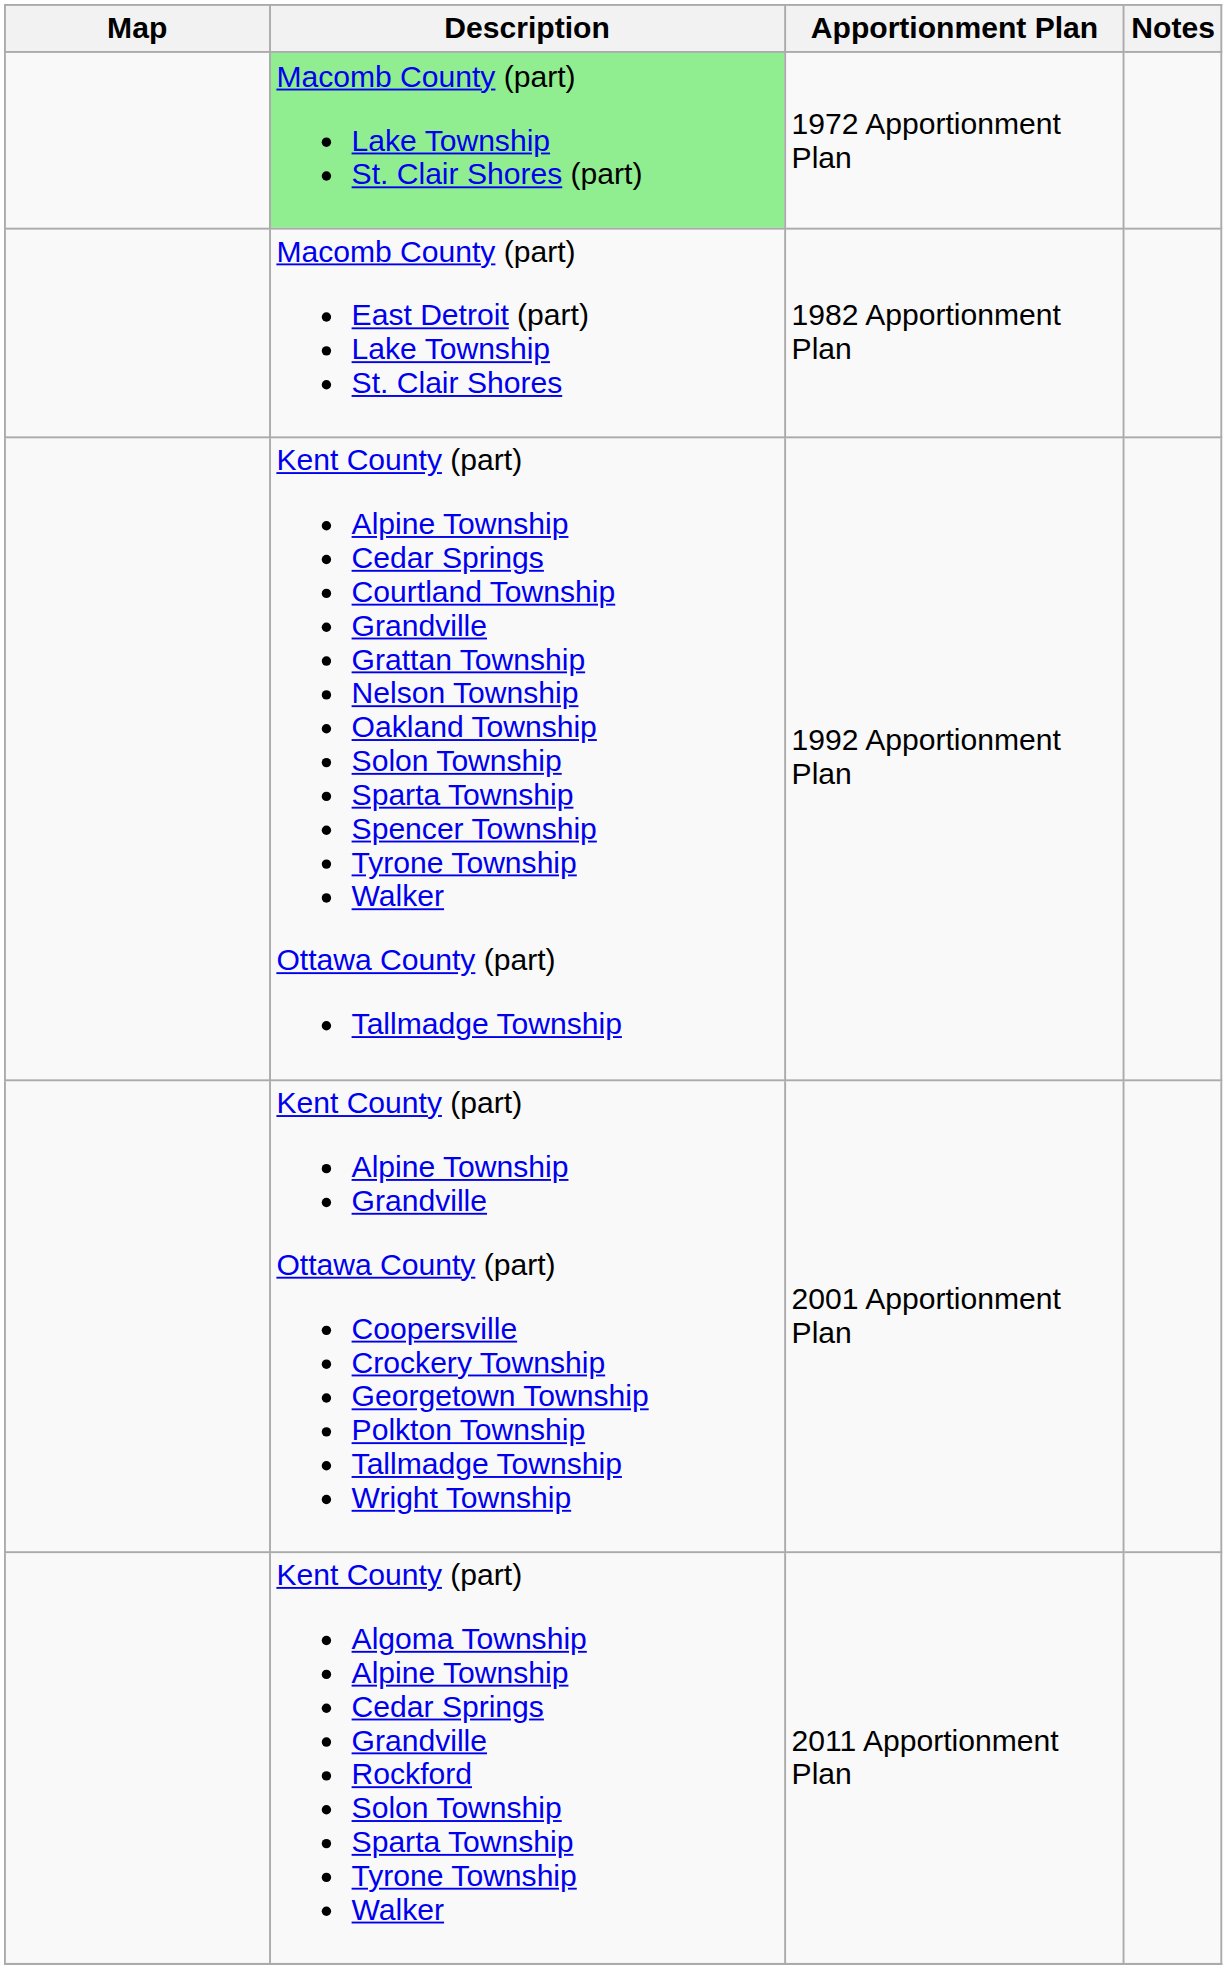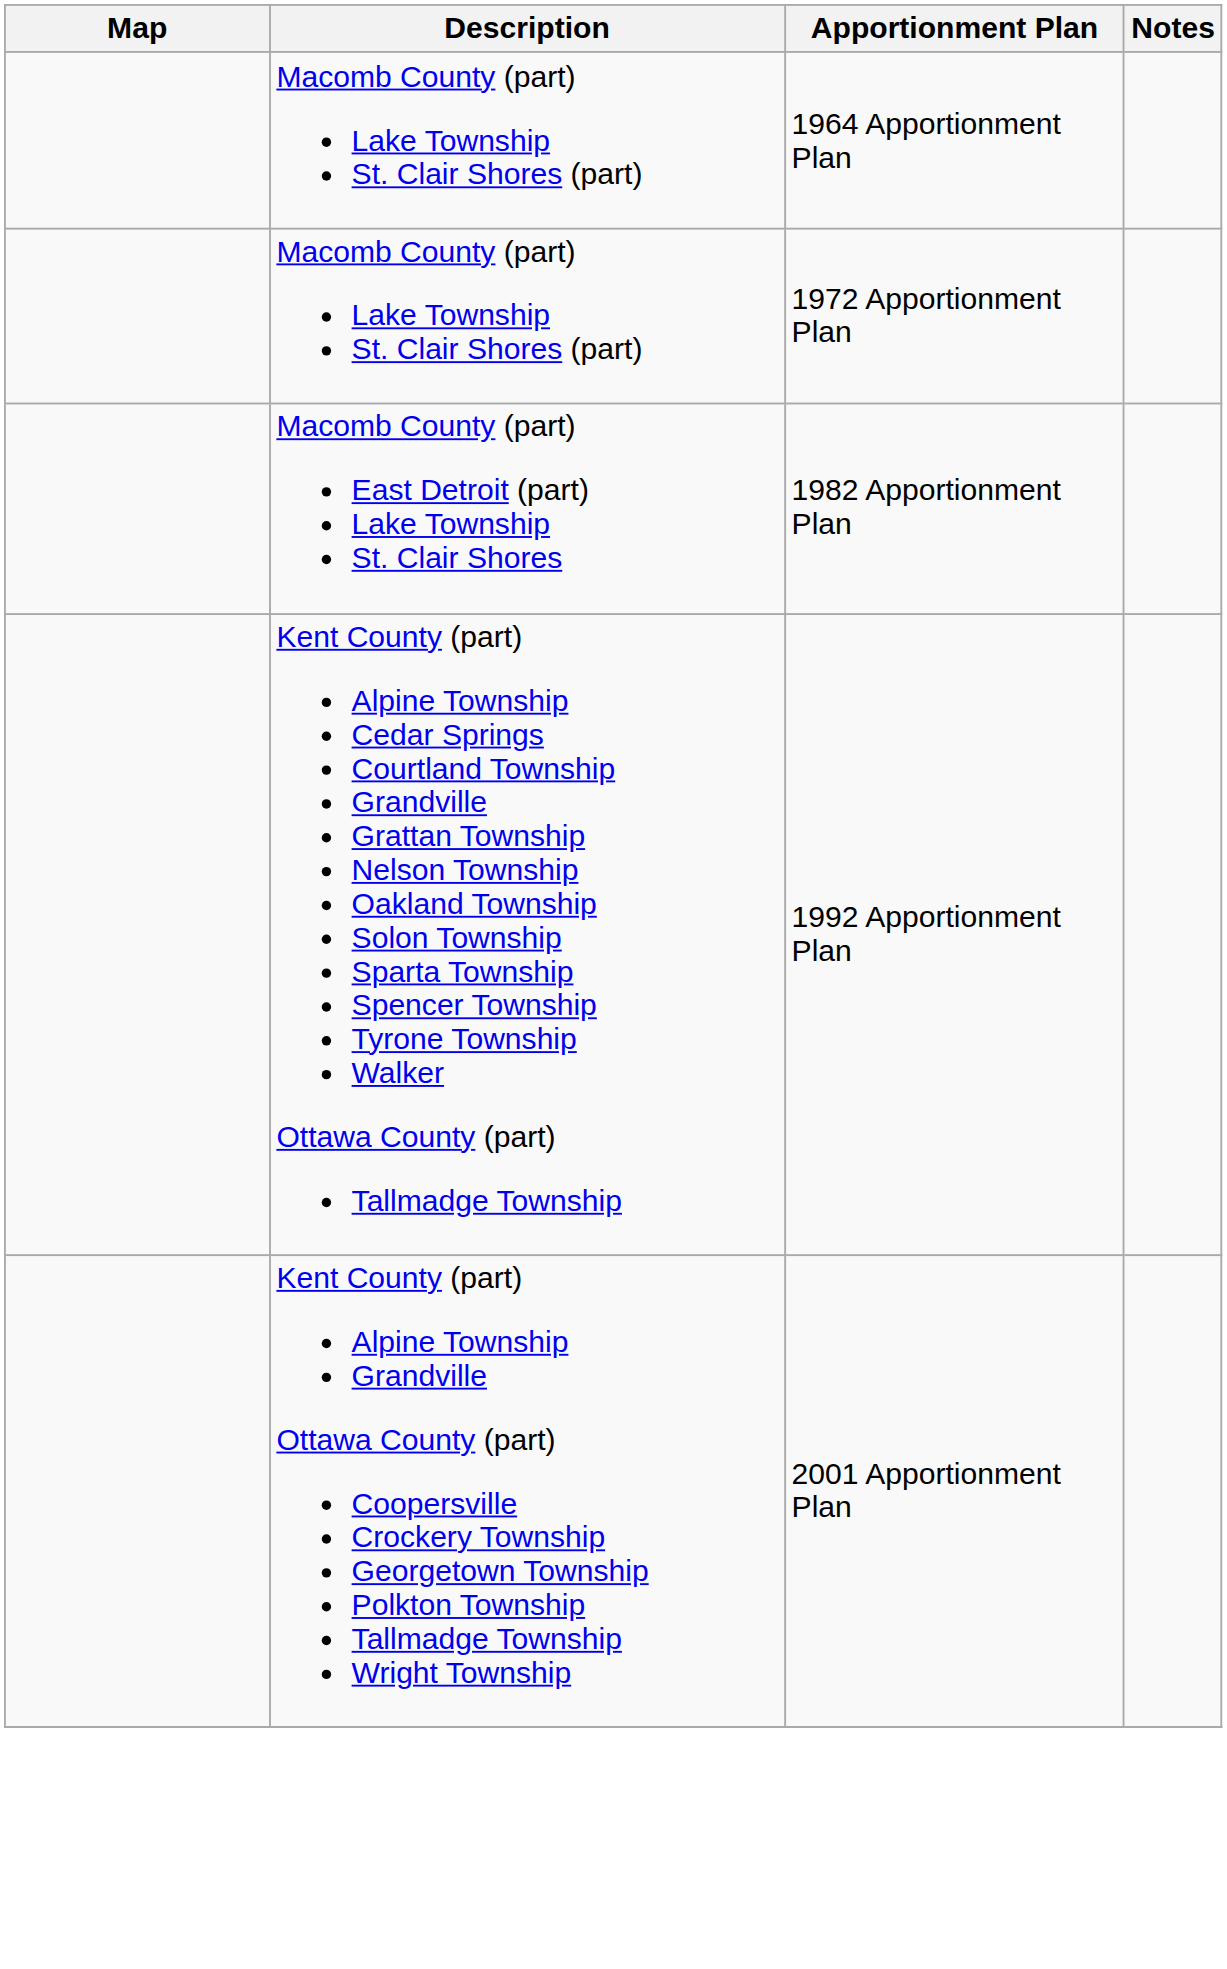+ row: (926, 139)
(527, 125) lightgreen background -> (527, 301) no background
- row: (925, 1757)
